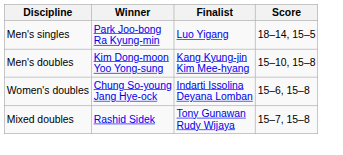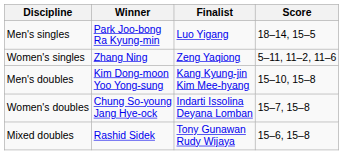+ row: (46, 57)
(284, 91) 15–6, 15–8 -> (284, 107) 15–7, 15–8
(284, 119) 15–7, 15–8 -> (284, 136) 15–6, 15–8
